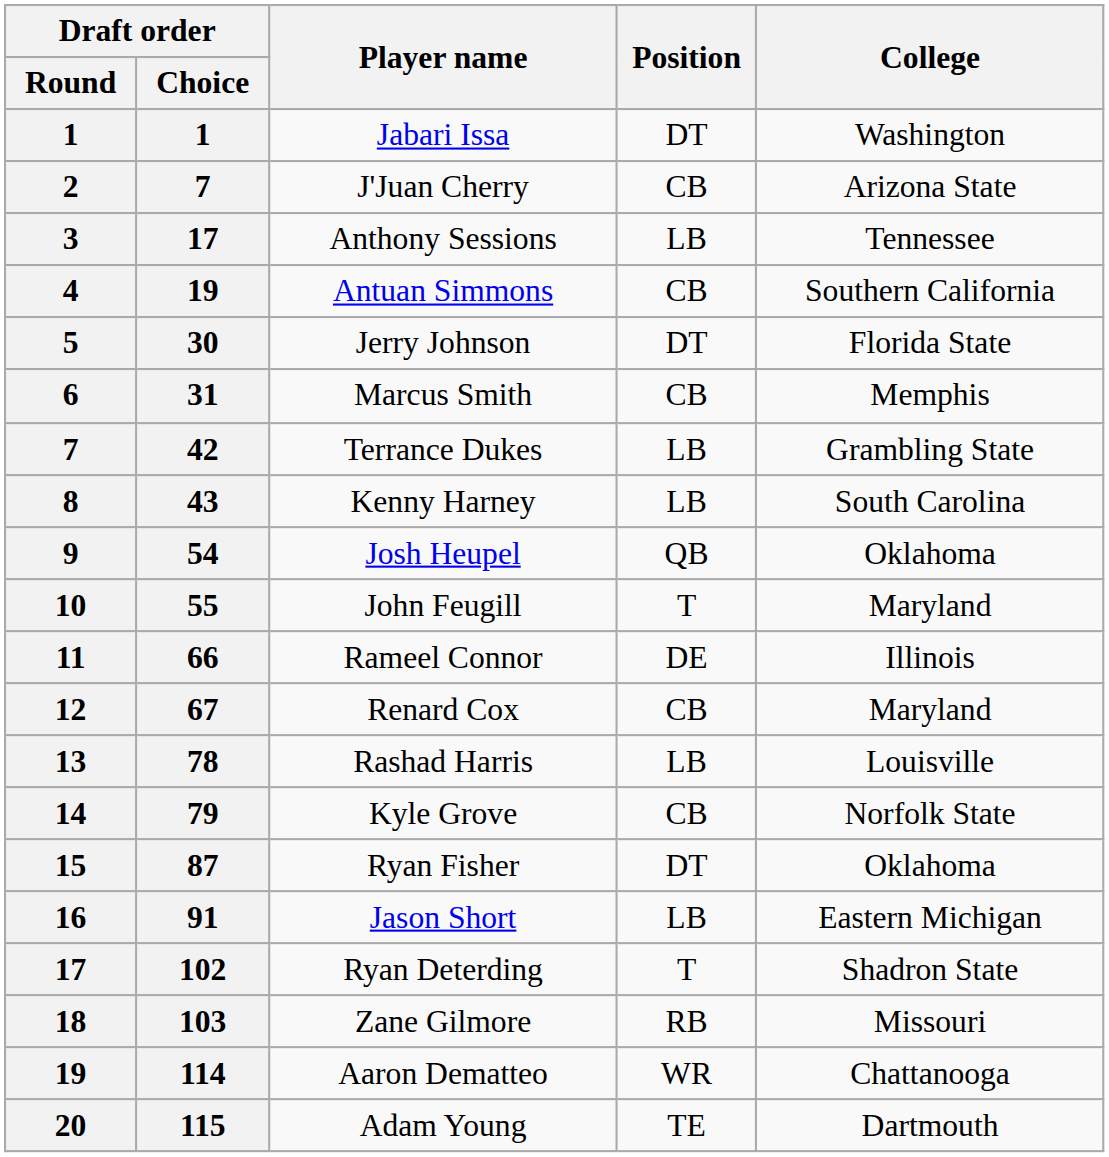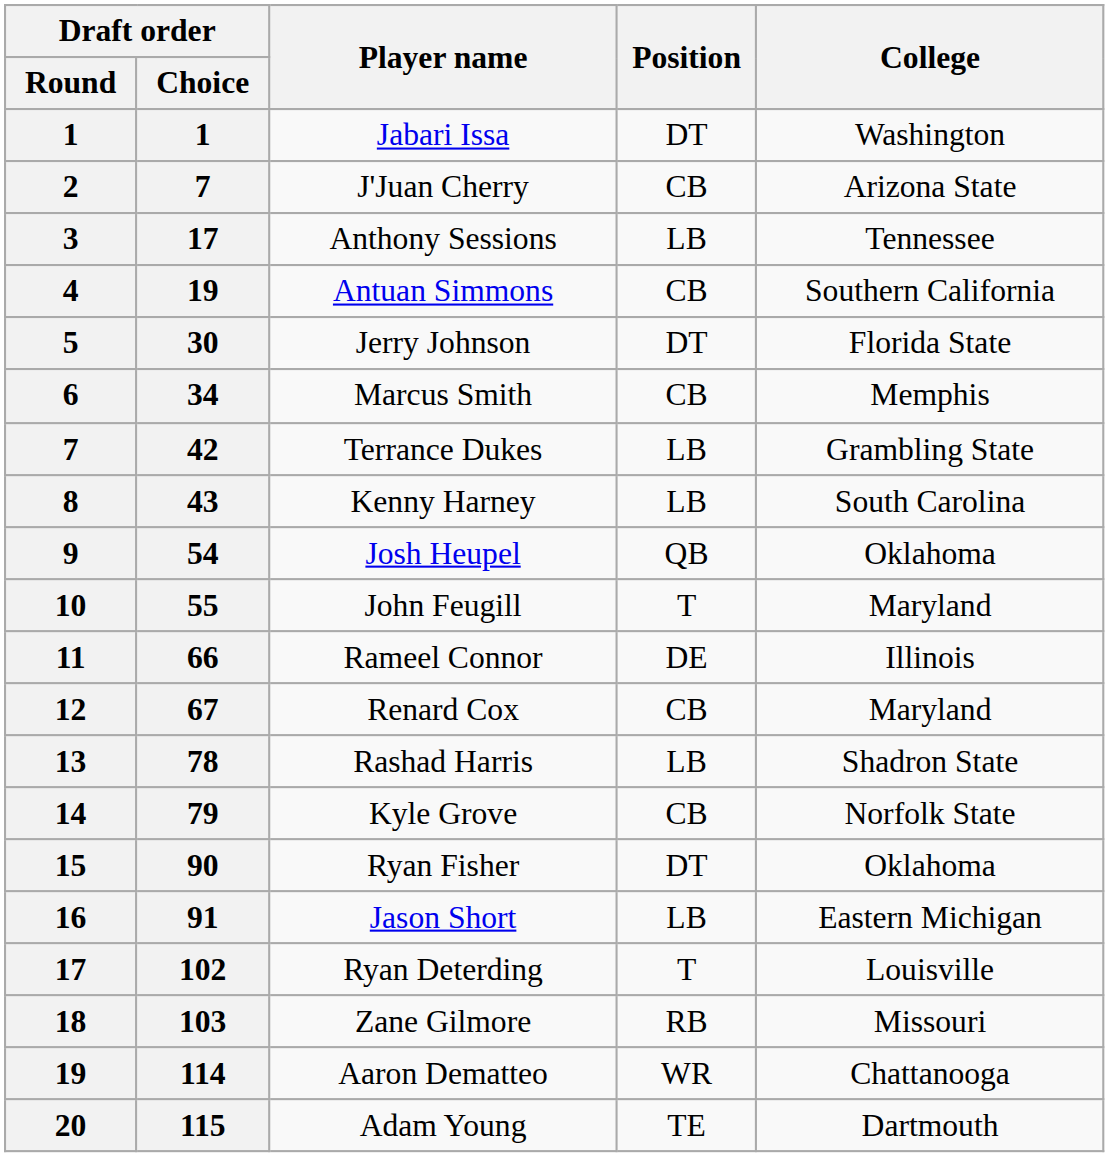(203, 395) 31 -> (203, 395) 34
(930, 760) Louisville -> (930, 760) Shadron State
(203, 864) 87 -> (203, 864) 90
(930, 969) Shadron State -> (930, 969) Louisville
